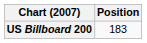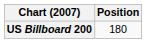(118, 30) 183 -> (118, 30) 180
